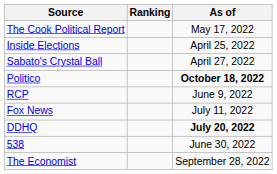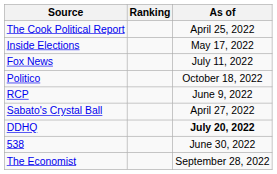(222, 29) May 17, 2022 -> (222, 29) April 25, 2022
(222, 45) April 25, 2022 -> (222, 45) May 17, 2022
rows swapped: (55, 62) <-> (30, 111)
(222, 78) bold -> (222, 78) normal
